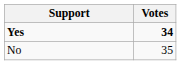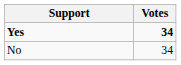(167, 50) 35 -> (167, 50) 34
